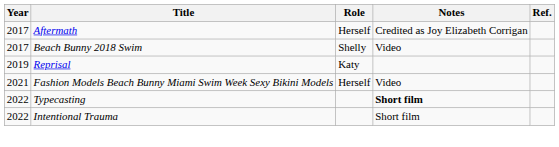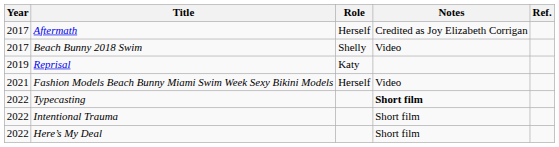+ row: (68, 133)
